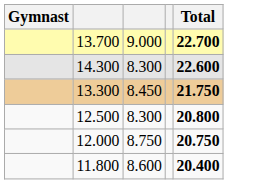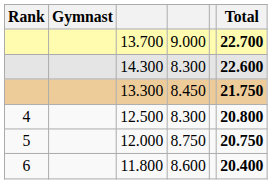+ column: (26, 16)
